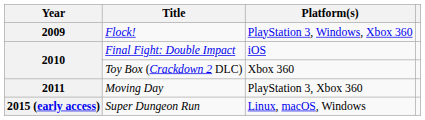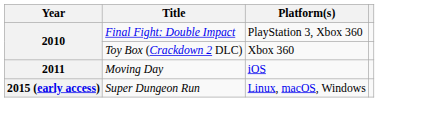- row: (120, 32)
(257, 50) iOS -> (305, 32) PlayStation 3, Xbox 360
(305, 87) PlayStation 3, Xbox 360 -> (257, 69) iOS
